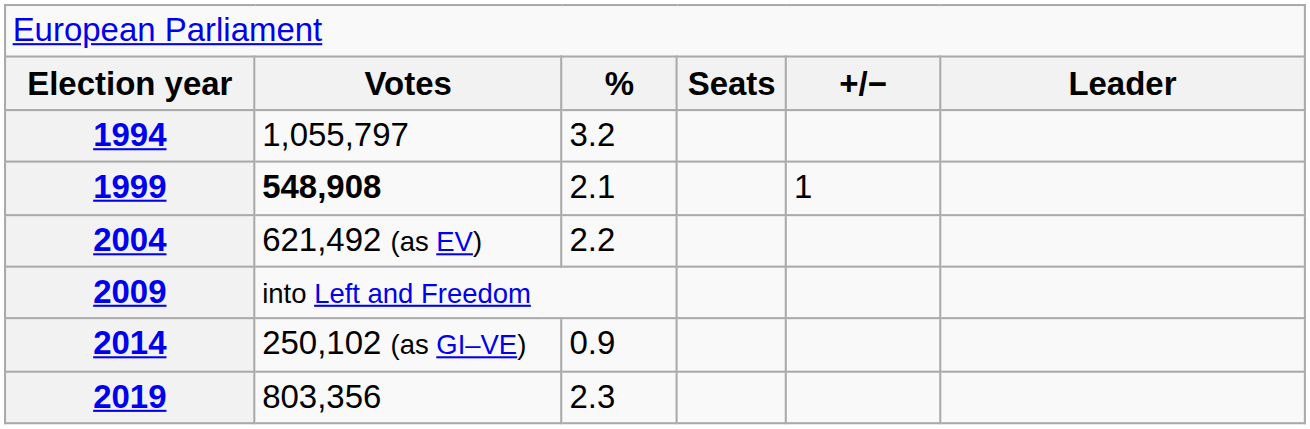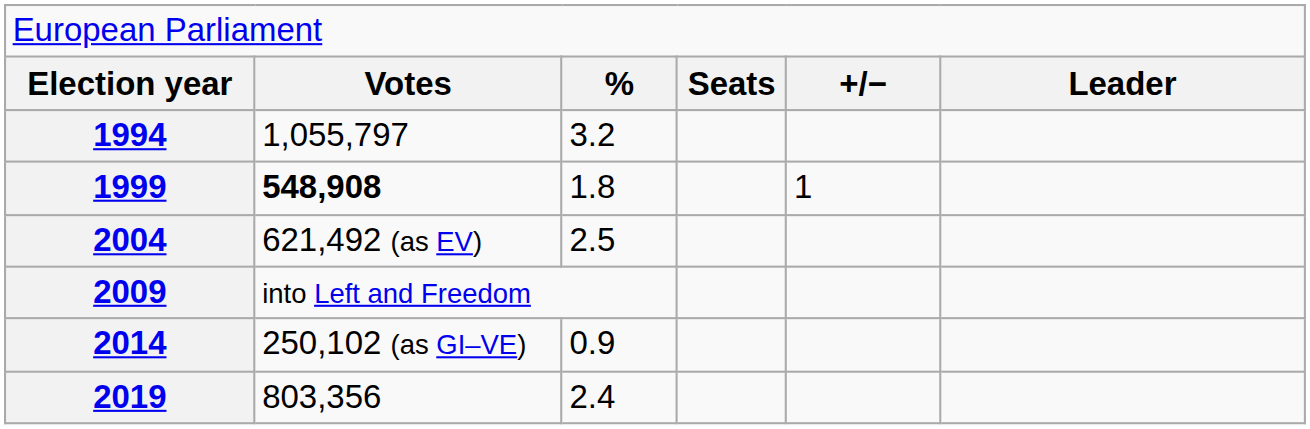(592, 187) 2.1 -> (592, 187) 1.8
(592, 239) 2.2 -> (592, 239) 2.5
(592, 396) 2.3 -> (592, 396) 2.4
